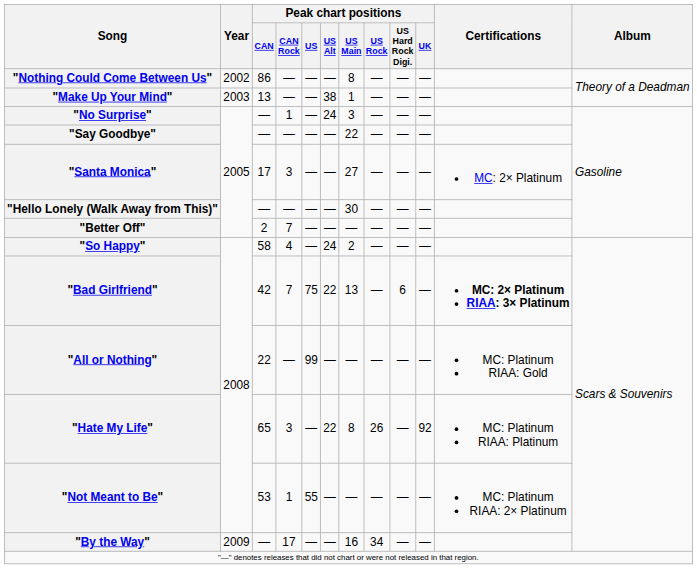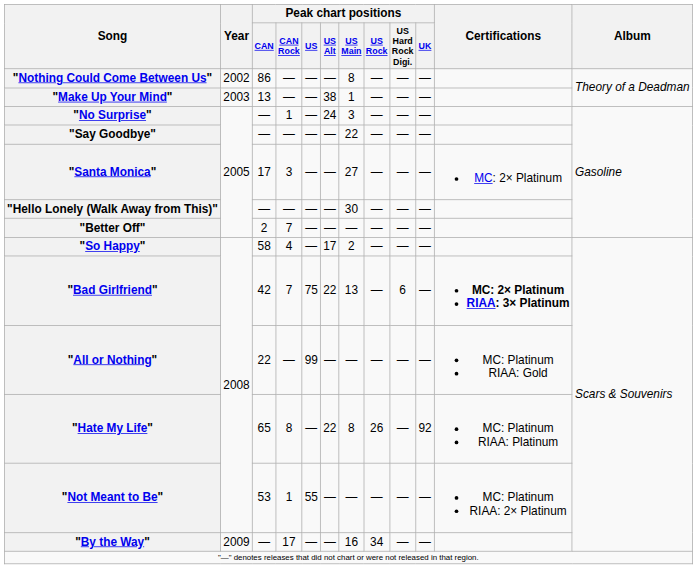(330, 246) 24 -> (330, 246) 17
(289, 428) 3 -> (289, 428) 8
